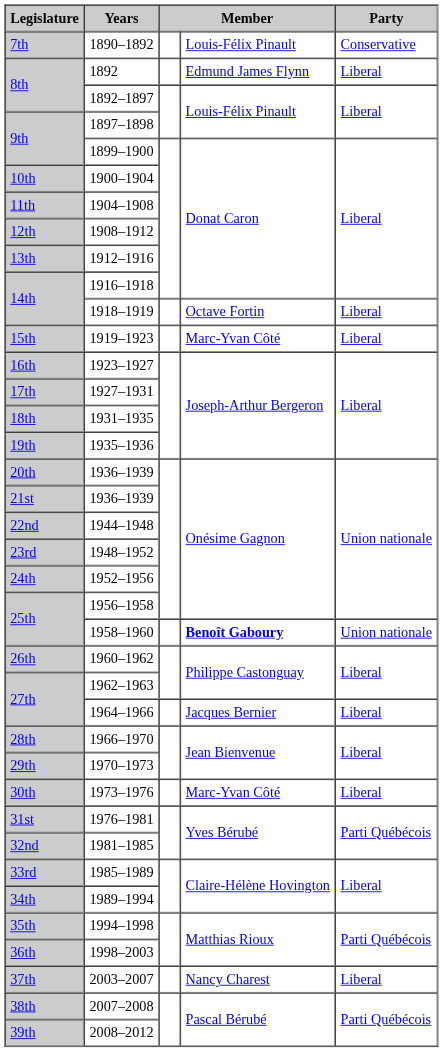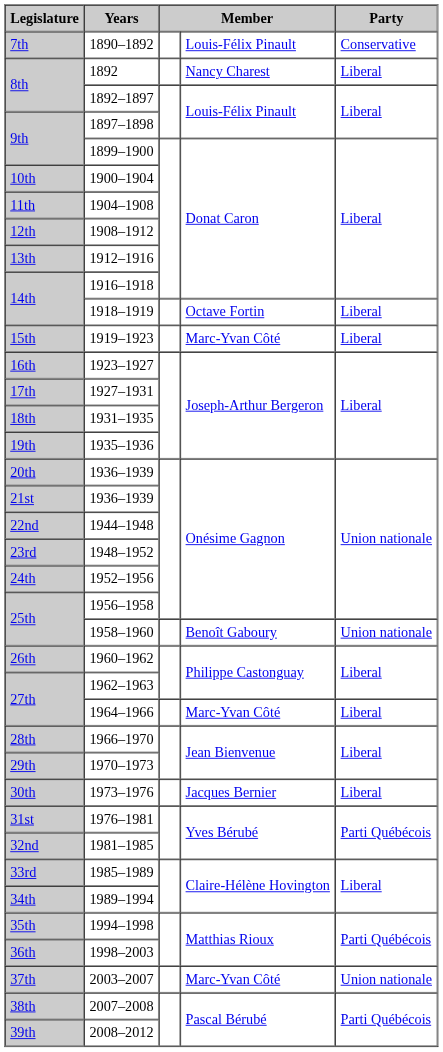(247, 71) Edmund James Flynn -> (228, 71) Nancy Charest
(234, 632) bold -> (231, 632) normal
(231, 712) Jacques Bernier -> (233, 712) Marc-Yvan Côté
(233, 792) Marc-Yvan Côté -> (231, 792) Jacques Bernier
(228, 979) Nancy Charest -> (233, 979) Marc-Yvan Côté
(361, 979) Liberal -> (386, 979) Union nationale
